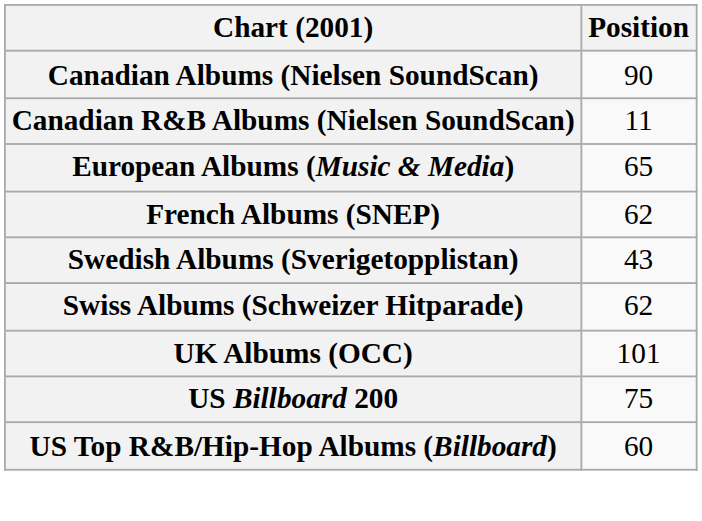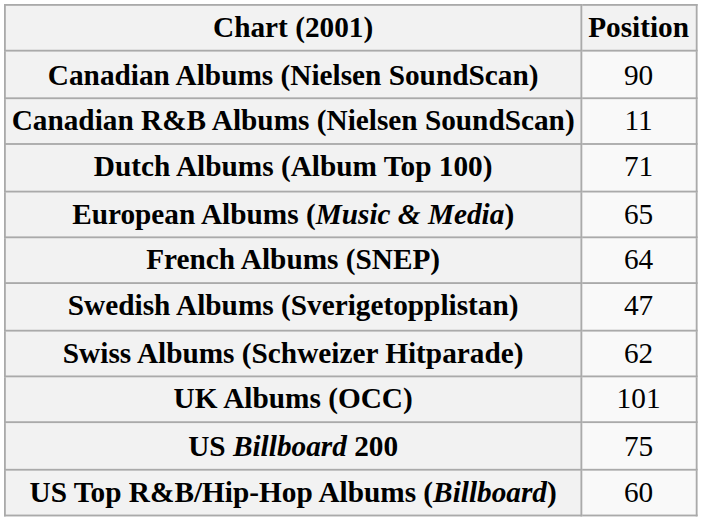+ row: (293, 167)
(639, 213) 62 -> (639, 259) 64
(639, 259) 43 -> (639, 306) 47
